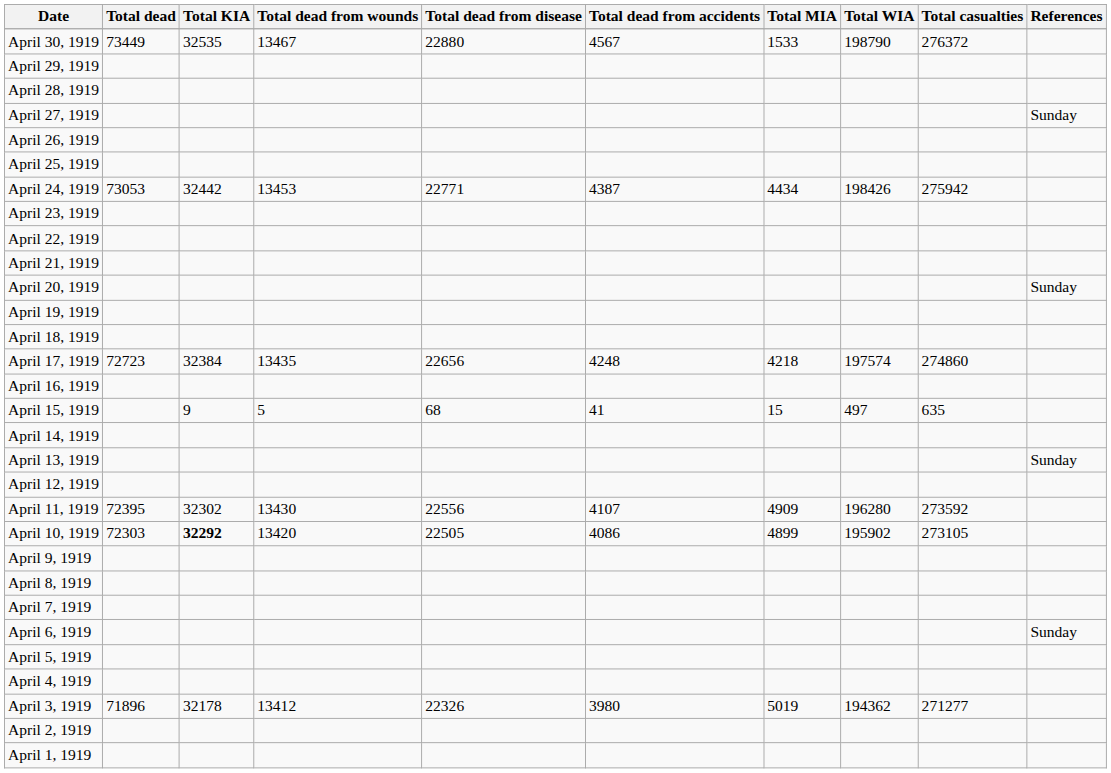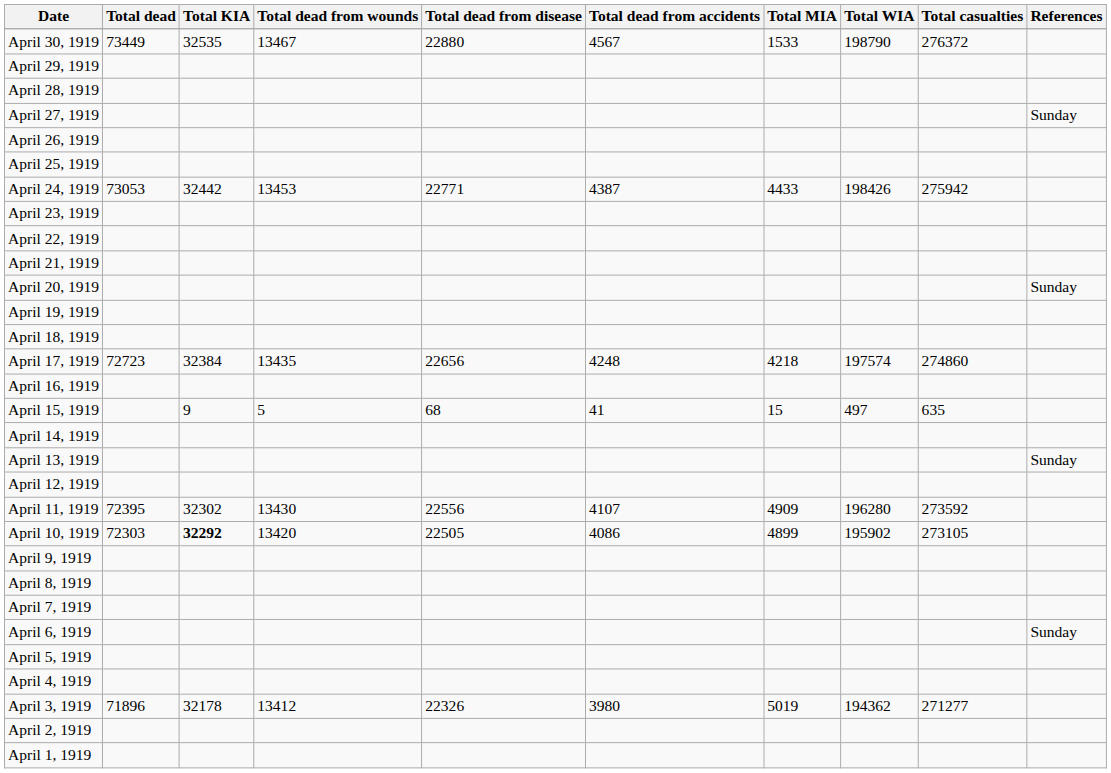(783, 189) 4434 -> (783, 189) 4433
